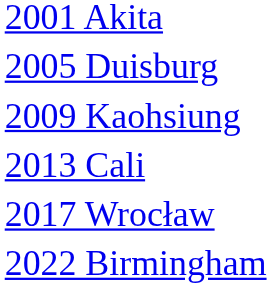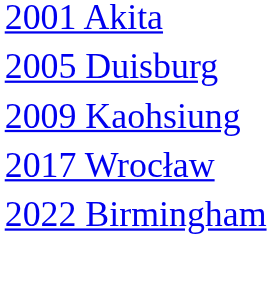- row: (75, 165)
